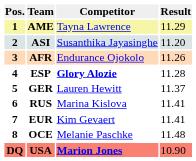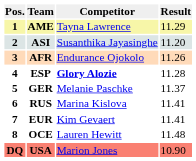(89, 88) Lauren Hewitt -> (95, 88) Melanie Paschke
(95, 134) Melanie Paschke -> (89, 134) Lauren Hewitt
(89, 150) bold -> (87, 150) normal
